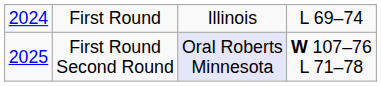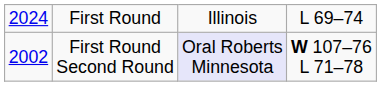(28, 56) 2025 -> (28, 56) 2002
